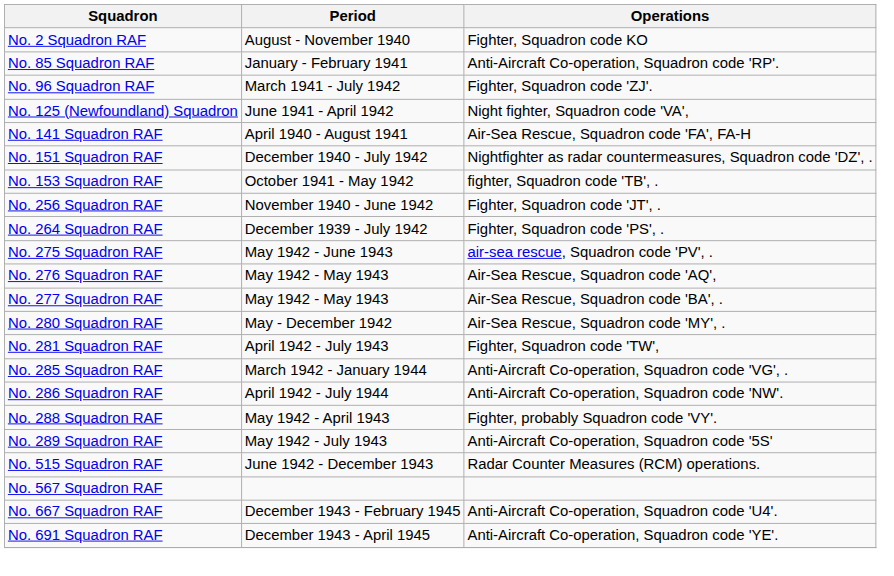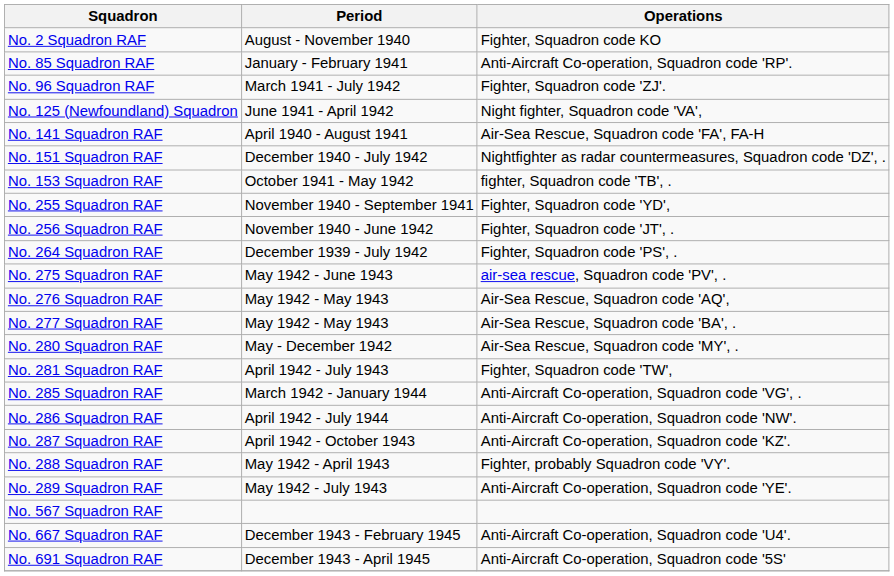+ row: (85, 205)
+ row: (85, 441)
(620, 441) Anti-Aircraft Co-operation, Squadron code '5S' -> (636, 488) Anti-Aircraft Co-operation, Squadron code 'YE'.
- row: (85, 464)
(623, 535) Anti-Aircraft Co-operation, Squadron code 'YE'. -> (633, 559) Anti-Aircraft Co-operation, Squadron code '5S'
